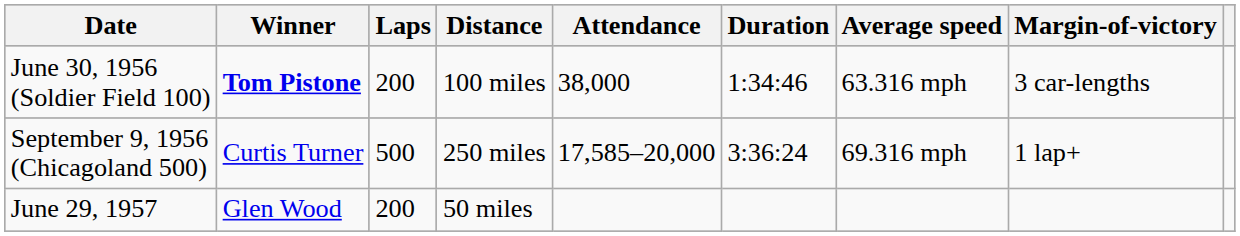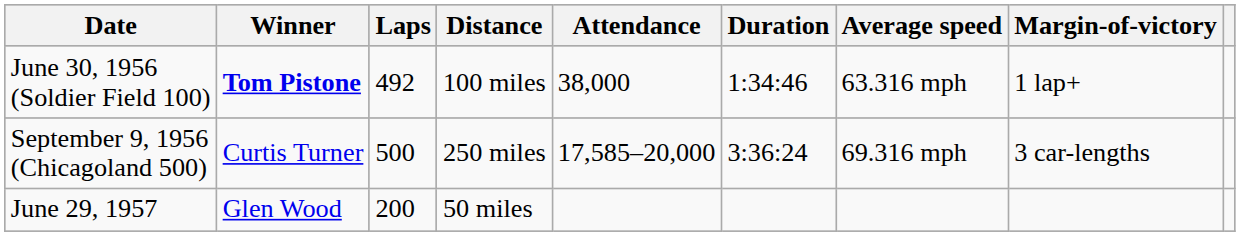(395, 81) 200 -> (395, 81) 492
(1082, 81) 3 car-lengths -> (1047, 81) 1 lap+
(1047, 152) 1 lap+ -> (1082, 152) 3 car-lengths
